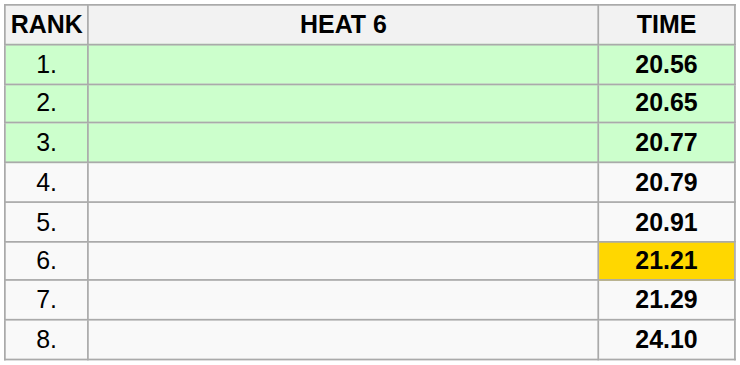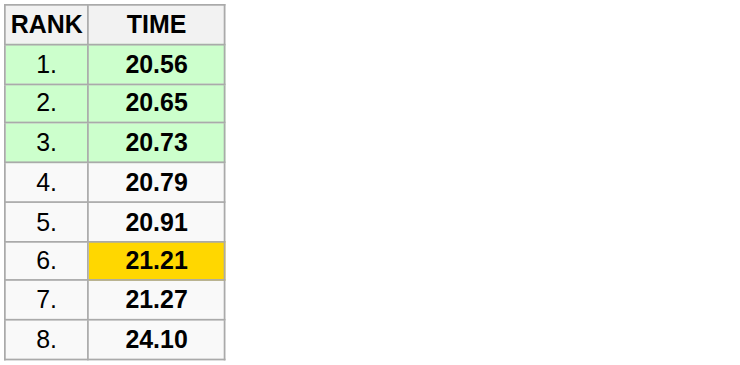- column: (343, 25)
(666, 143) 20.77 -> (157, 143) 20.73
(666, 300) 21.29 -> (157, 300) 21.27
